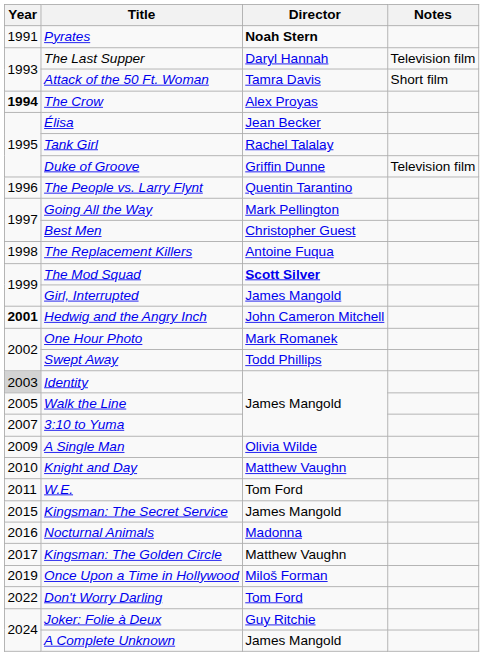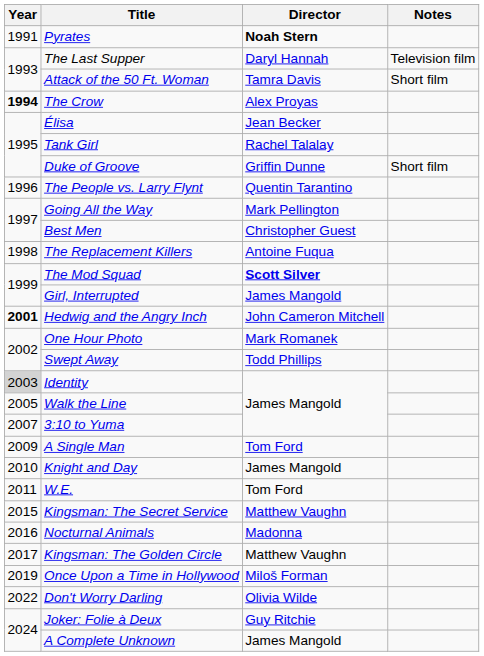(433, 166) Television film -> (419, 166) Short film
(281, 446) Olivia Wilde -> (274, 446) Tom Ford
(296, 468) Matthew Vaughn -> (293, 468) James Mangold
(293, 511) James Mangold -> (296, 511) Matthew Vaughn
(274, 597) Tom Ford -> (281, 597) Olivia Wilde
